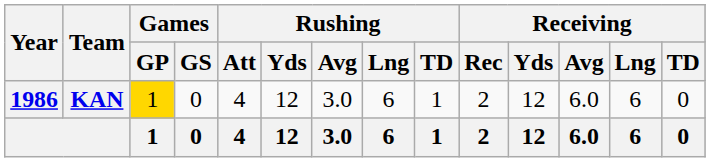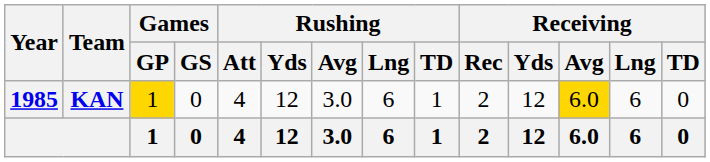(34, 99) 1986 -> (34, 99) 1985
(584, 99) no background -> (584, 99) gold background
